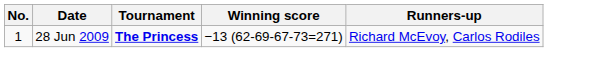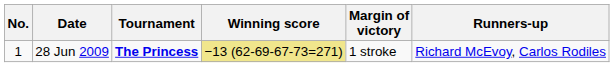+ column: (379, 23)
(274, 36) no background -> (274, 51) khaki background
